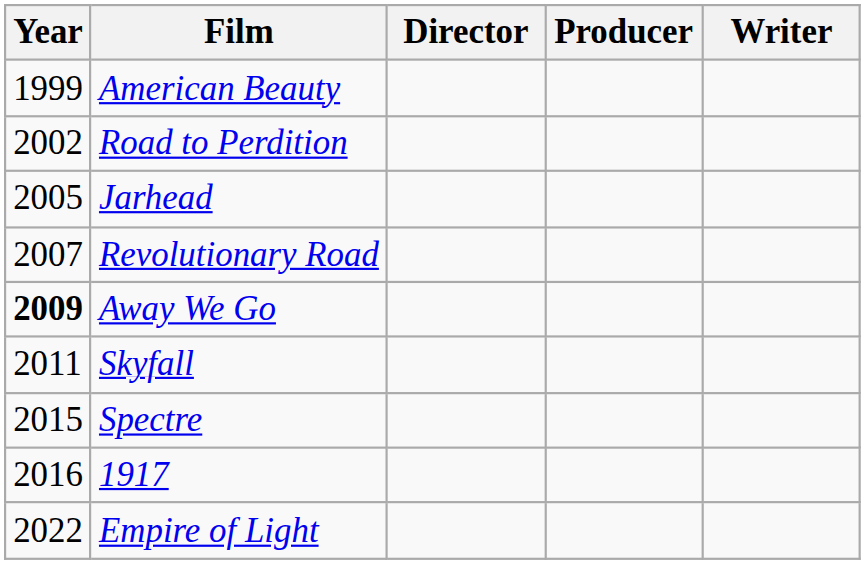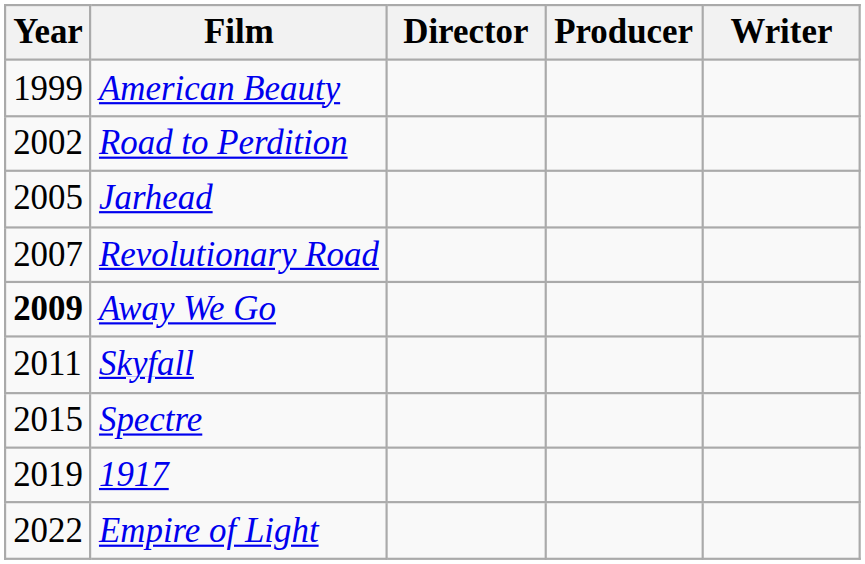(48, 474) 2016 -> (48, 474) 2019
